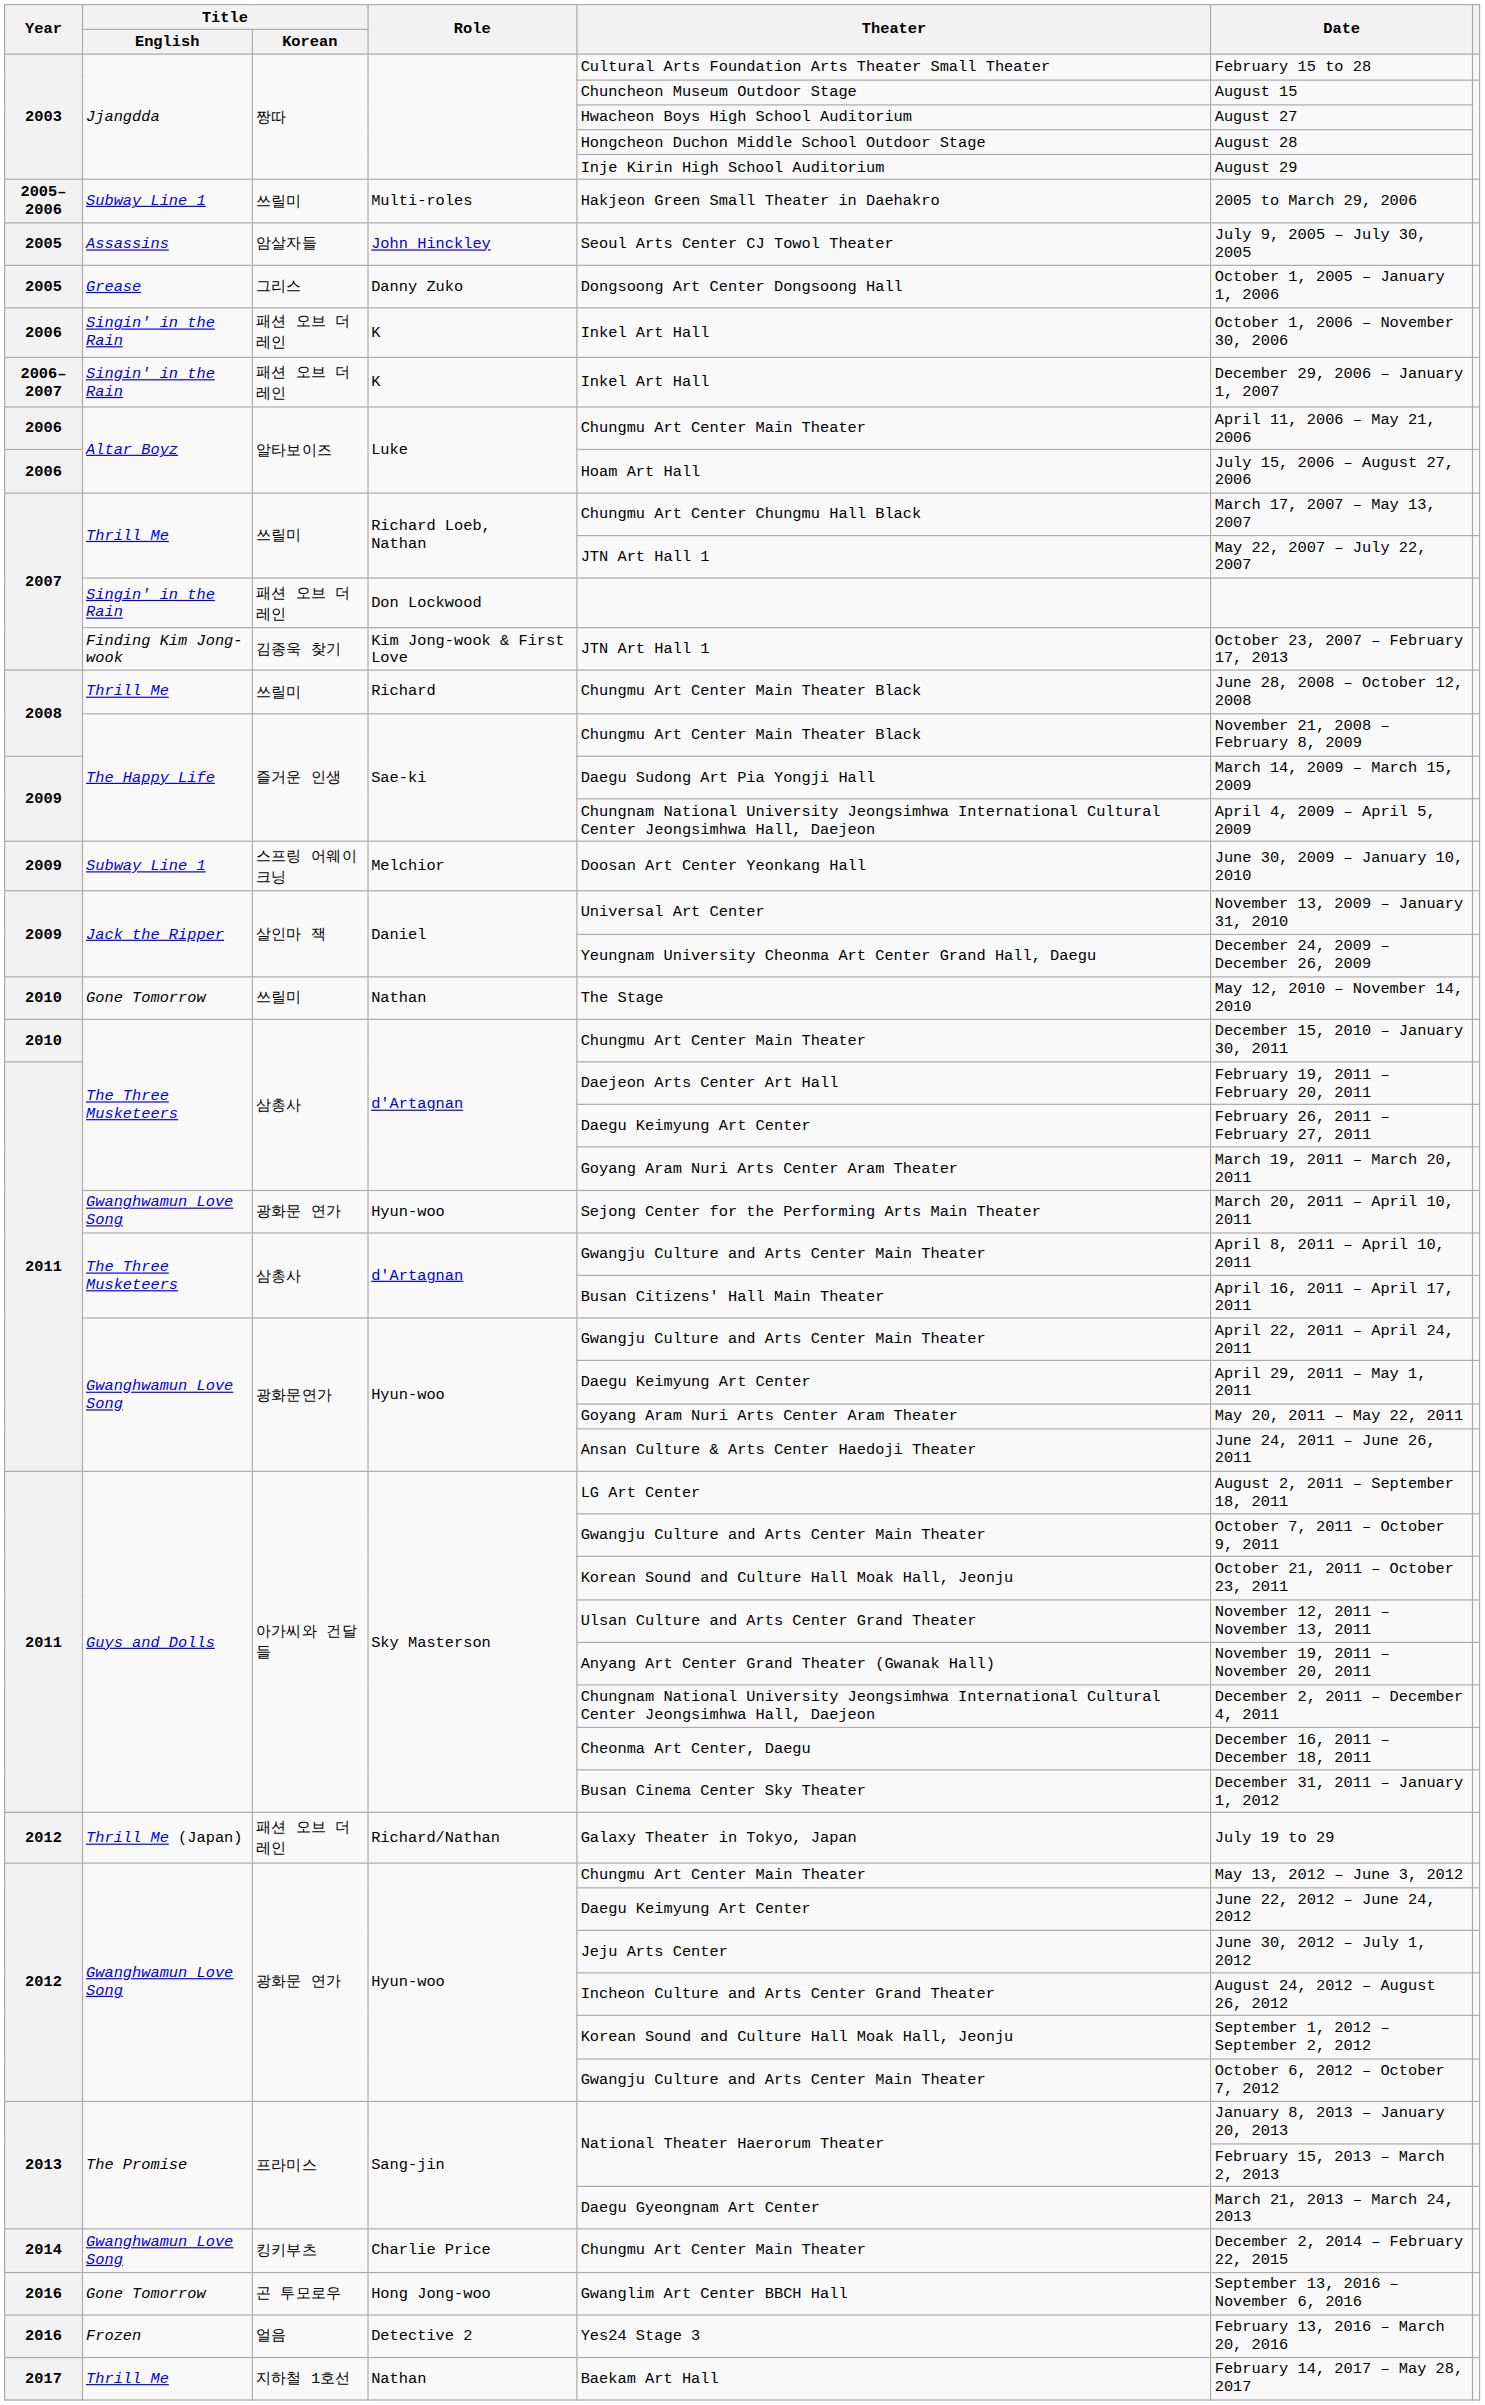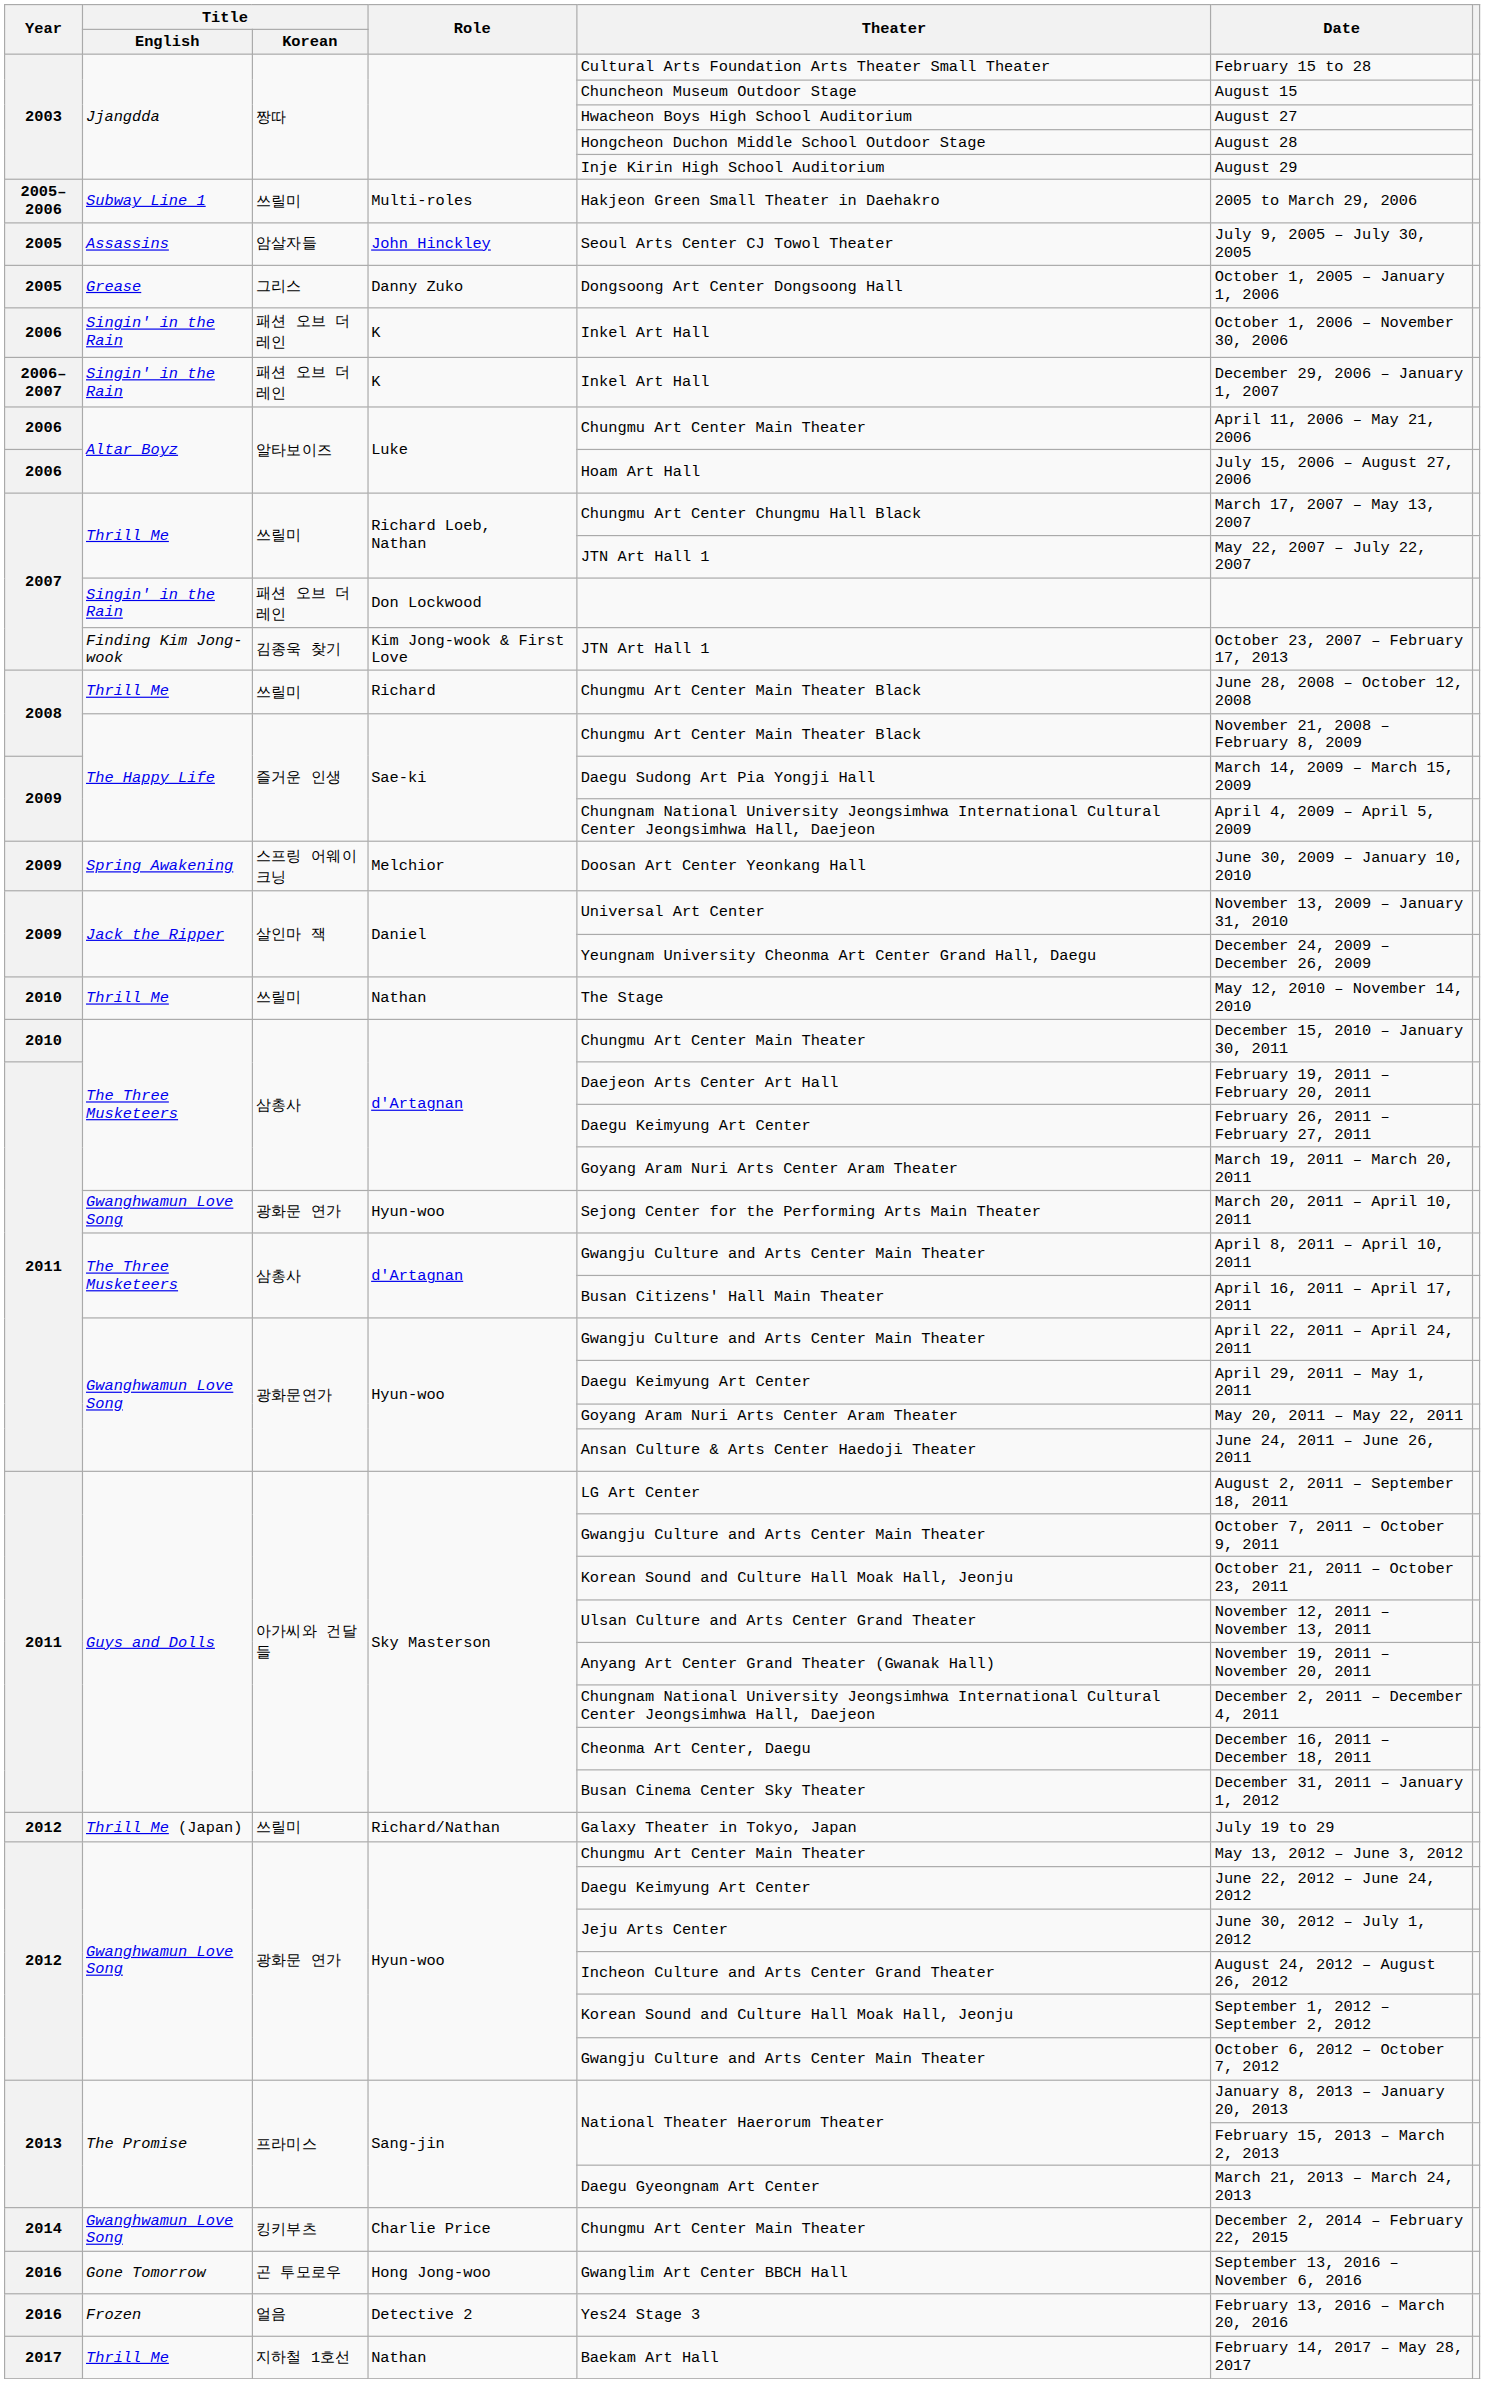(146, 866) Subway Line 1 -> (160, 866) Spring Awakening
(146, 998) Gone Tomorrow -> (127, 998) Thrill Me
(303, 1838) 패션 오브 더 레인 -> (279, 1828) 쓰릴미
